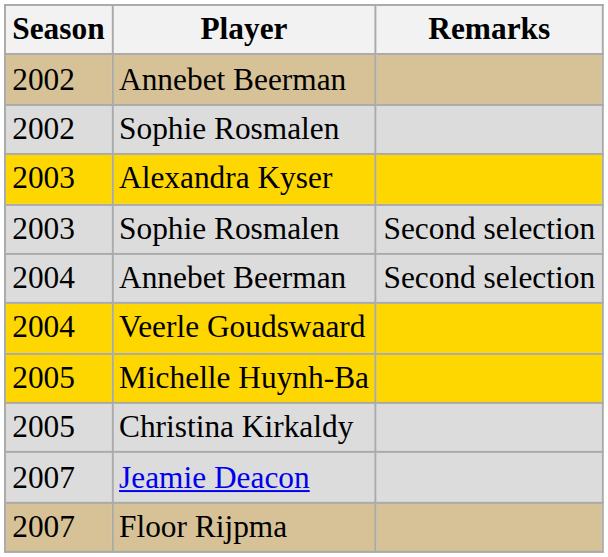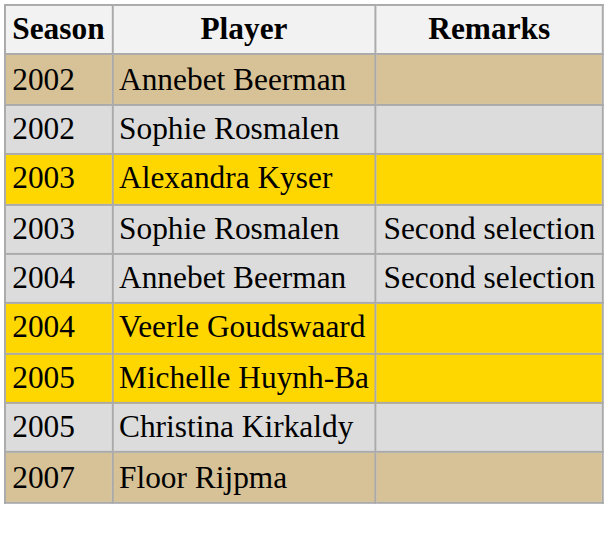- row: (44, 476)
